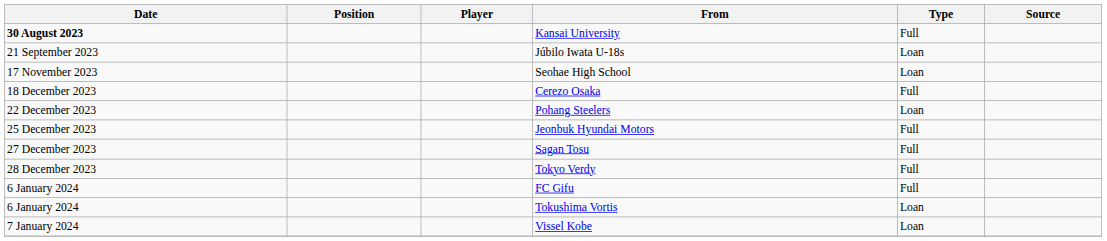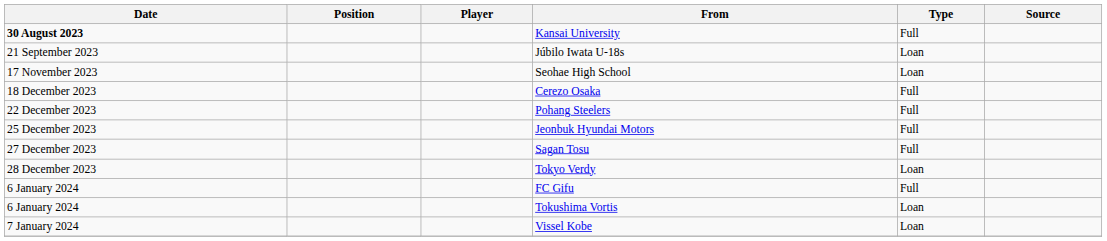(912, 110) Loan -> (909, 110) Full
(909, 168) Full -> (912, 168) Loan
